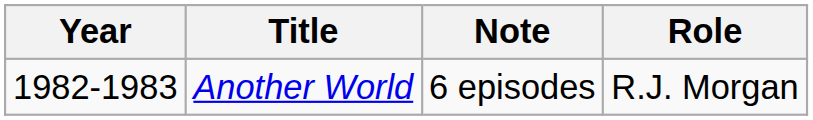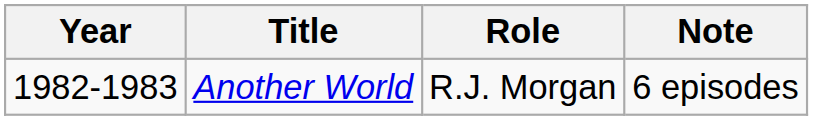columns swapped: (705, 31) <-> (512, 31)
